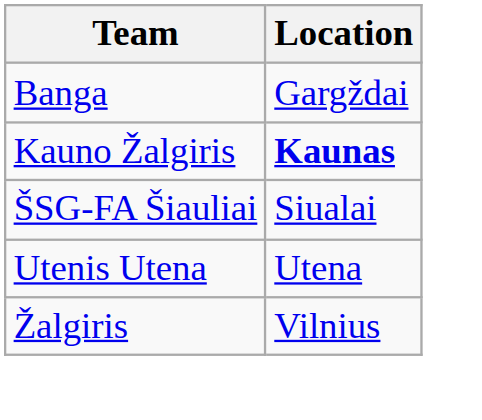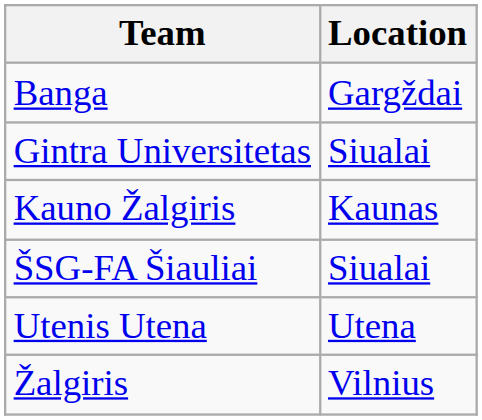+ row: (162, 150)
(335, 150) bold -> (383, 208) normal
